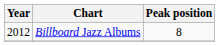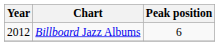(179, 31) 8 -> (179, 31) 6
